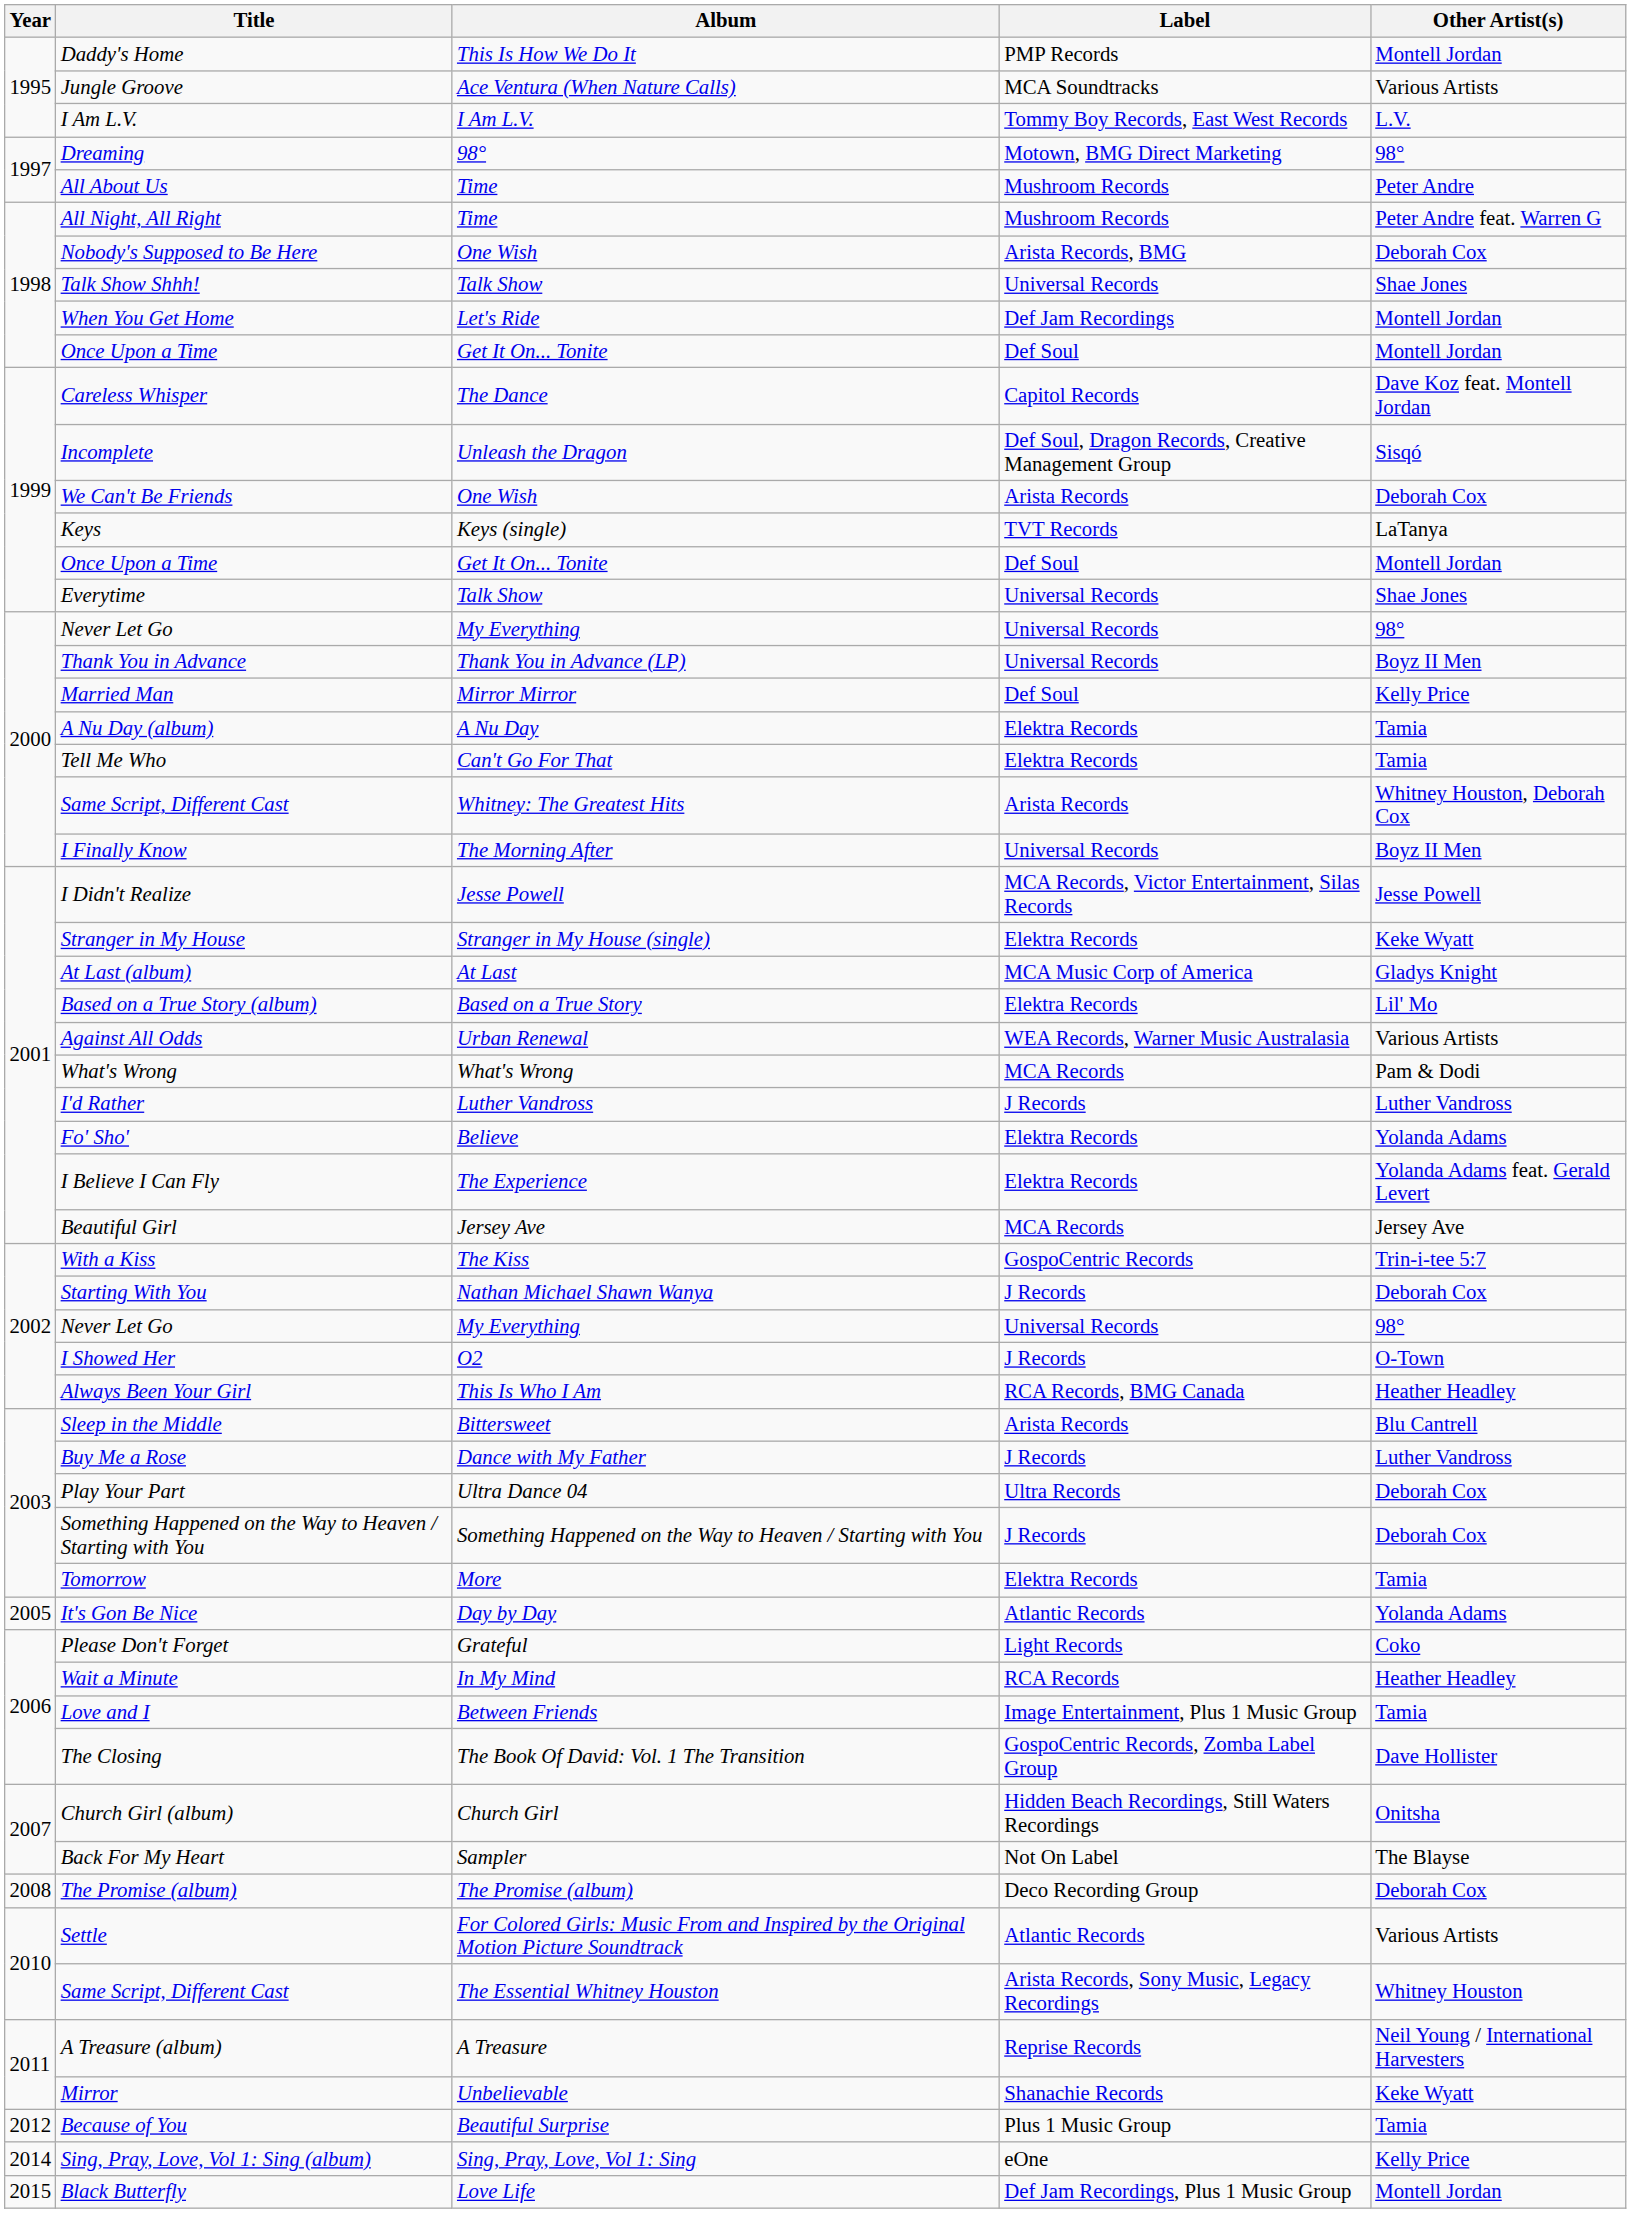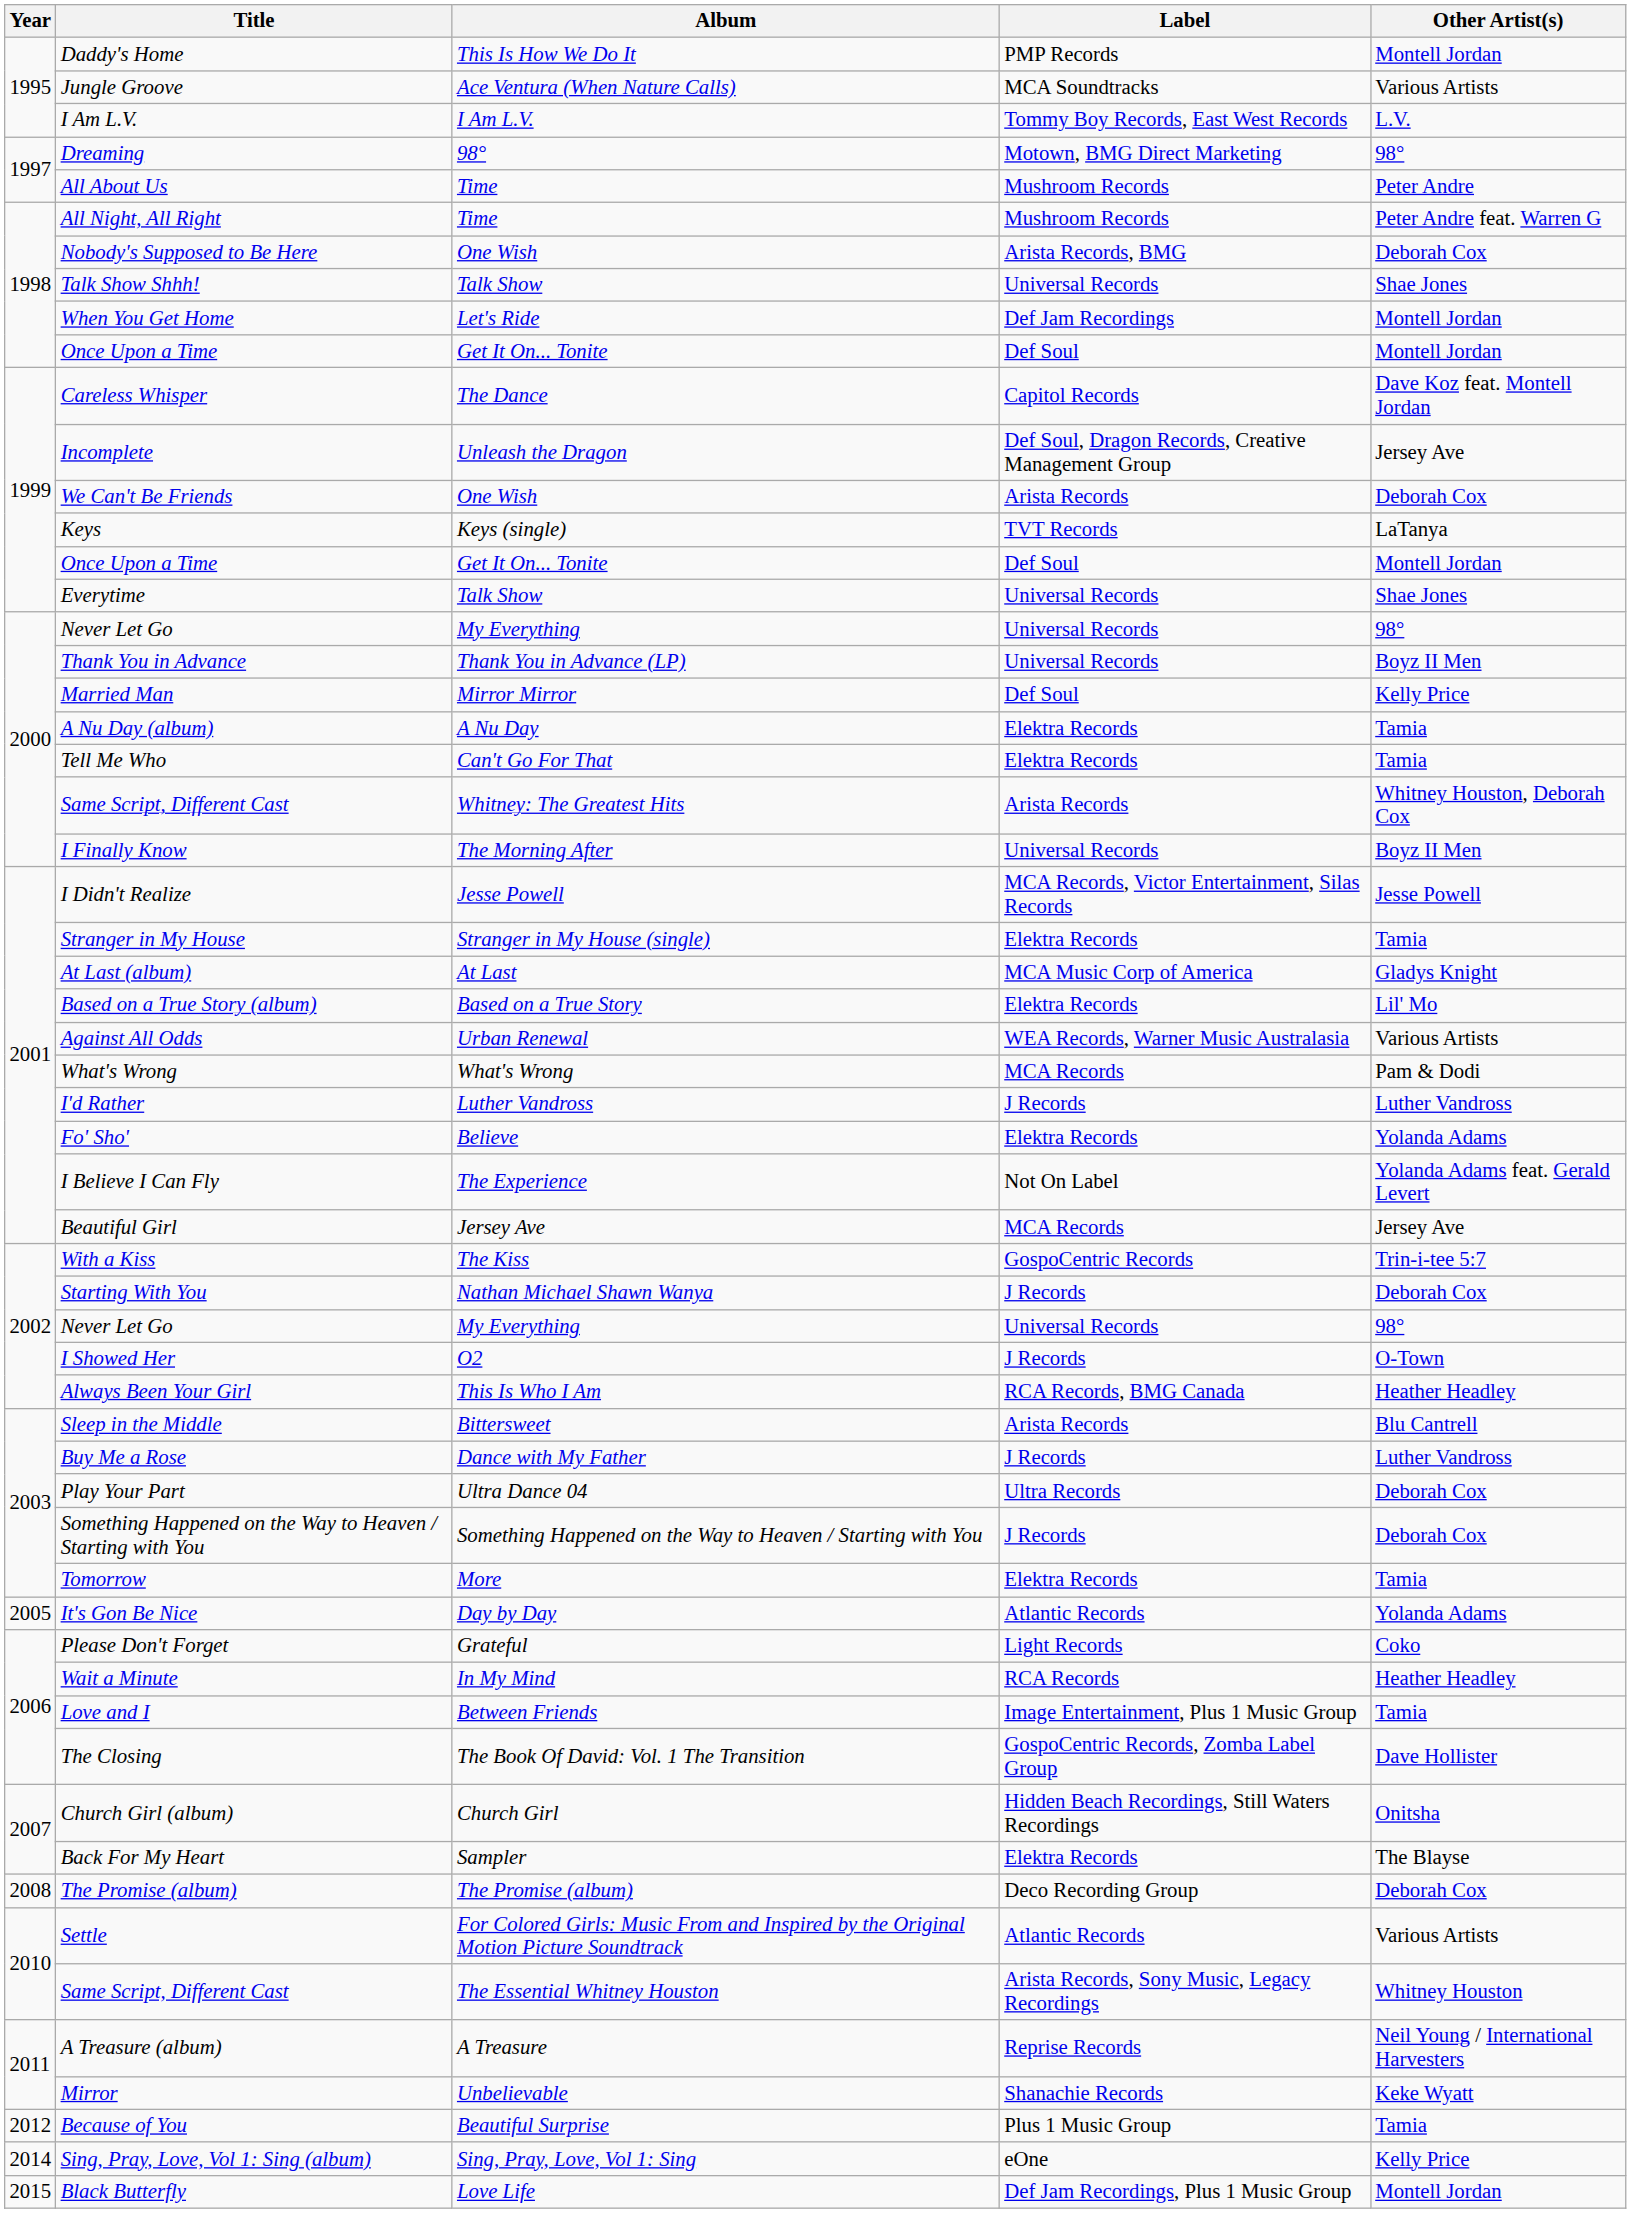(1398, 451) Sisqó -> (1420, 451) Jersey Ave
(1424, 939) Keke Wyatt -> (1401, 939) Tamia
(1071, 1181) Elektra Records -> (1061, 1181) Not On Label
(1061, 1857) Not On Label -> (1071, 1857) Elektra Records
